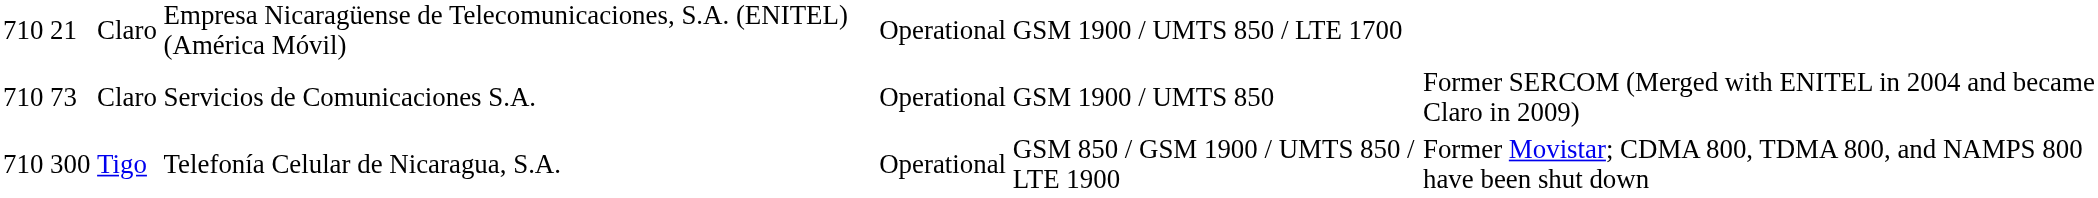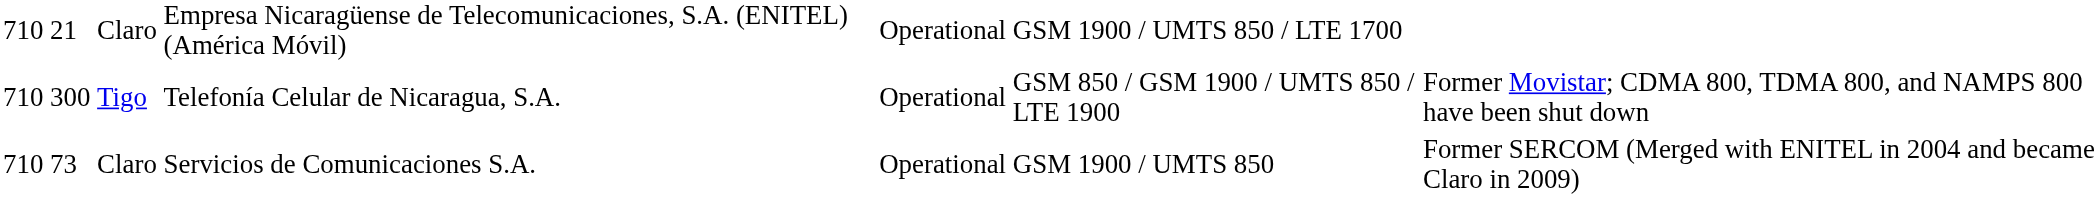rows swapped: (122, 164) <-> (127, 97)
